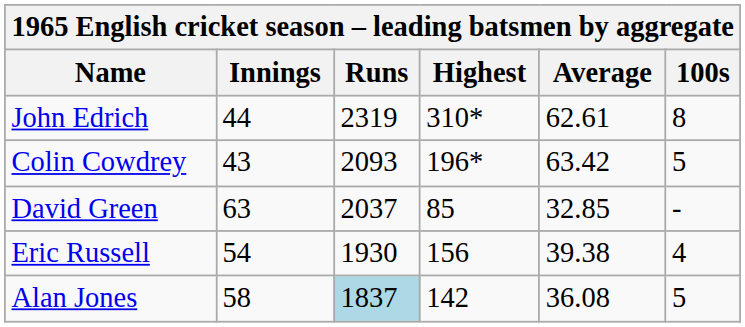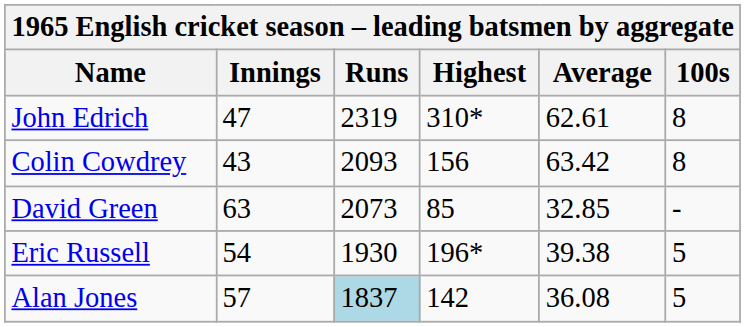(237, 117) 44 -> (237, 117) 47
(455, 162) 196* -> (448, 162) 156
(679, 162) 5 -> (679, 162) 8
(369, 207) 2037 -> (369, 207) 2073
(448, 252) 156 -> (455, 252) 196*
(679, 252) 4 -> (679, 252) 5
(237, 298) 58 -> (237, 298) 57
